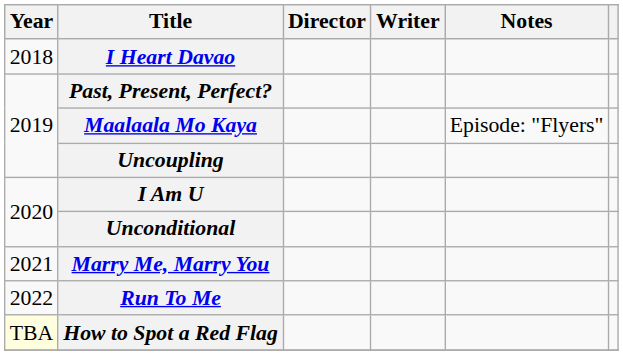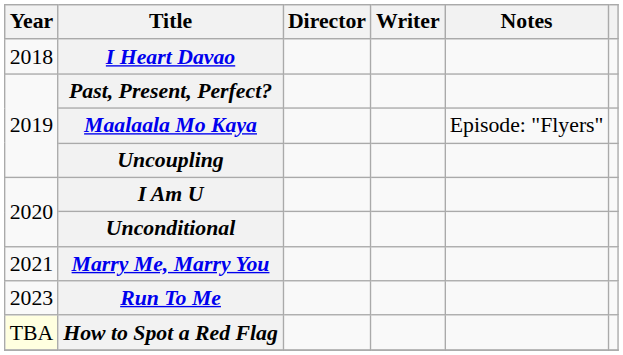(31, 297) 2022 -> (31, 297) 2023
